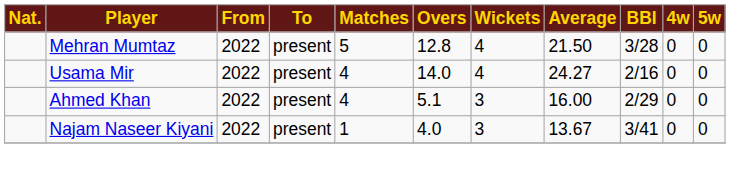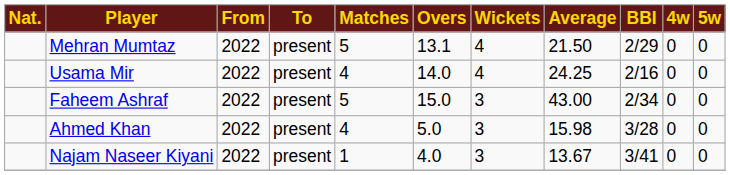(434, 45) 12.8 -> (434, 45) 13.1
(642, 45) 3/28 -> (642, 45) 2/29
(570, 73) 24.27 -> (570, 73) 24.25
+ row: (109, 101)
(429, 101) 5.1 -> (429, 128) 5.0
(570, 101) 16.00 -> (570, 128) 15.98
(642, 101) 2/29 -> (642, 128) 3/28
